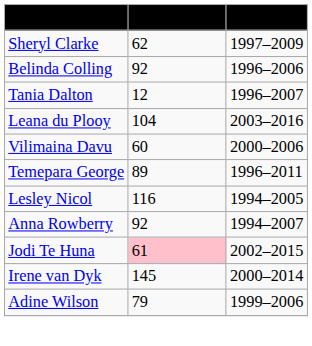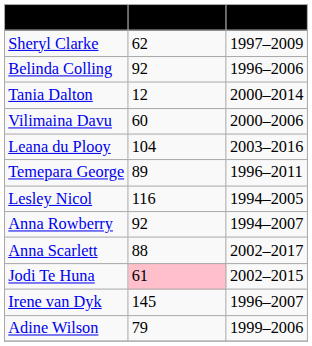(267, 95) 1996–2007 -> (267, 95) 2000–2014
rows swapped: (60, 146) <-> (59, 120)
+ row: (53, 250)
(267, 276) 2000–2014 -> (267, 302) 1996–2007
